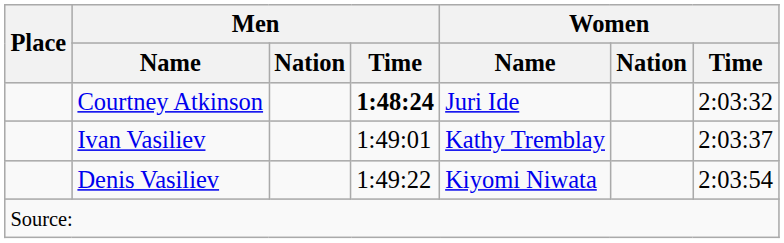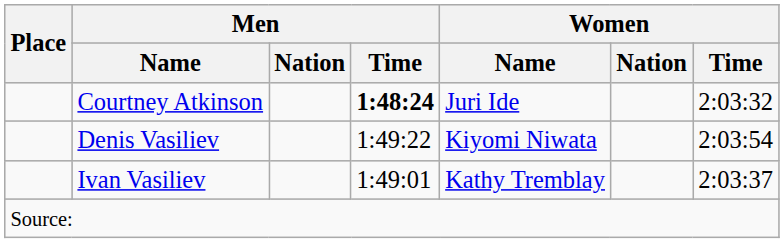rows swapped: (141, 140) <-> (148, 179)
